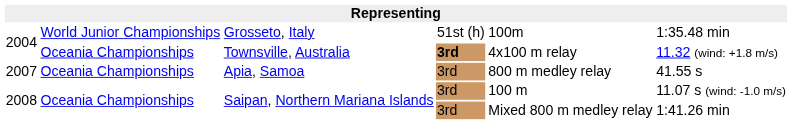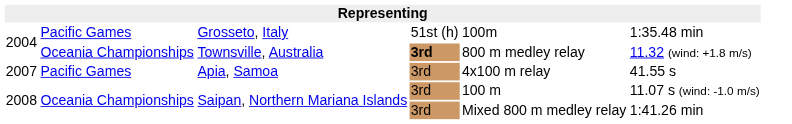(130, 32) World Junior Championships -> (86, 32) Pacific Games
(532, 52) 4x100 m relay -> (523, 52) 800 m medley relay
(117, 71) Oceania Championships -> (86, 71) Pacific Games
(550, 71) 800 m medley relay -> (506, 71) 4x100 m relay
